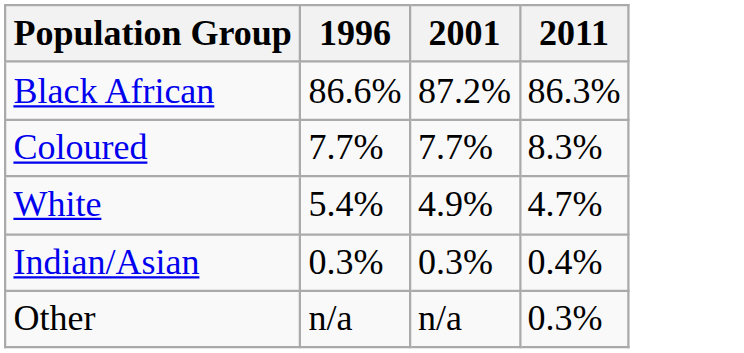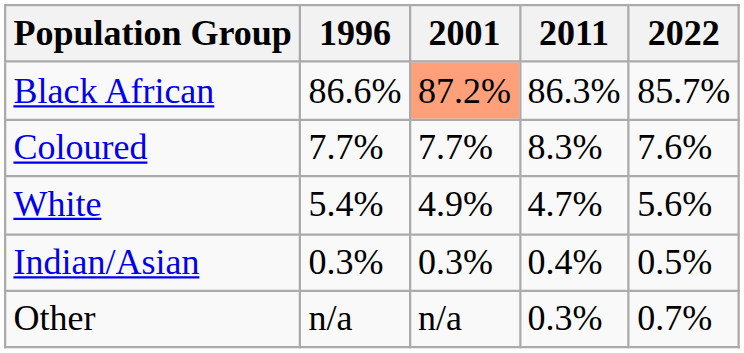+ column: (684, 33)
(465, 90) no background -> (465, 90) lightsalmon background
